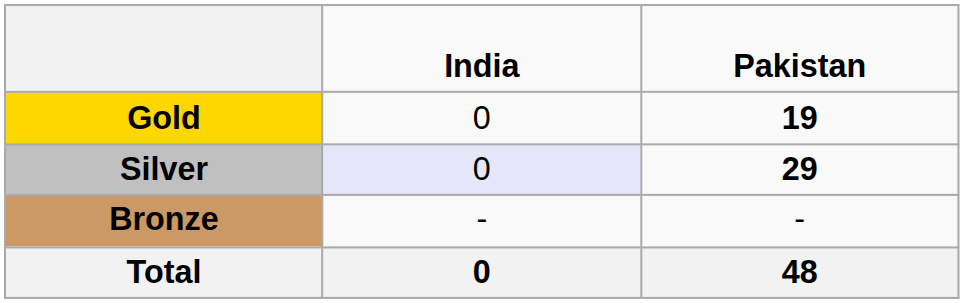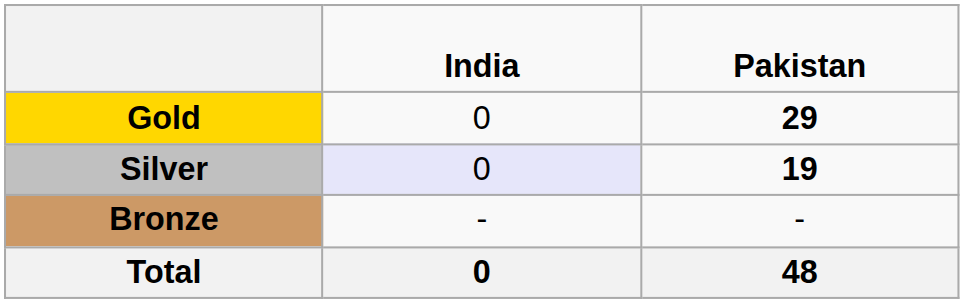(800, 117) 19 -> (800, 117) 29
(800, 169) 29 -> (800, 169) 19
